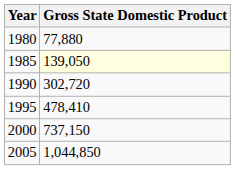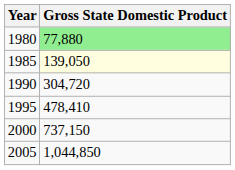(63, 38) no background -> (63, 38) lightgreen background
(67, 84) 302,720 -> (67, 84) 304,720
